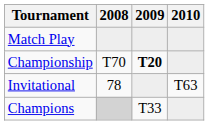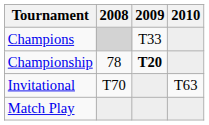rows swapped: (41, 39) <-> (41, 108)
(114, 62) T70 -> (114, 62) 78
(114, 85) 78 -> (114, 85) T70
